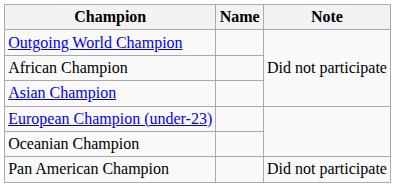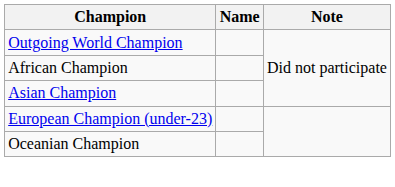- row: (89, 169)
